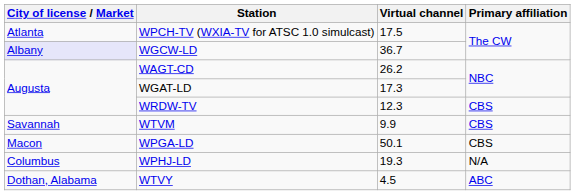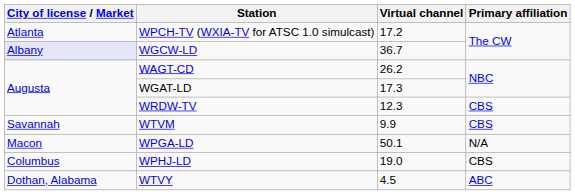(391, 32) 17.5 -> (391, 32) 17.2
(481, 143) CBS -> (478, 143) N/A
(391, 161) 19.3 -> (391, 161) 19.0
(478, 161) N/A -> (481, 161) CBS
